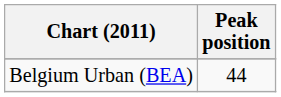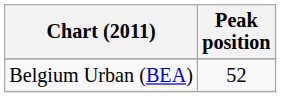(236, 75) 44 -> (236, 75) 52
